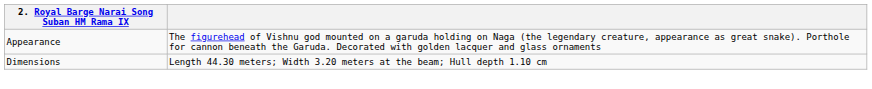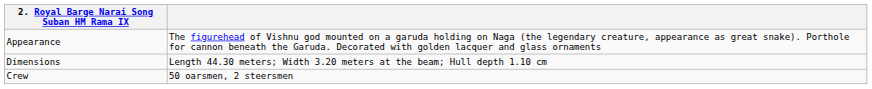+ row: (17, 76)
